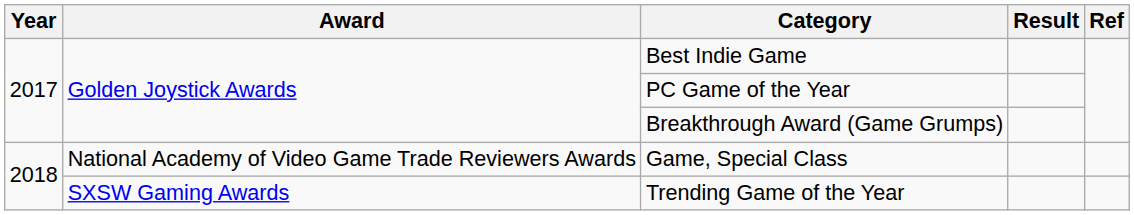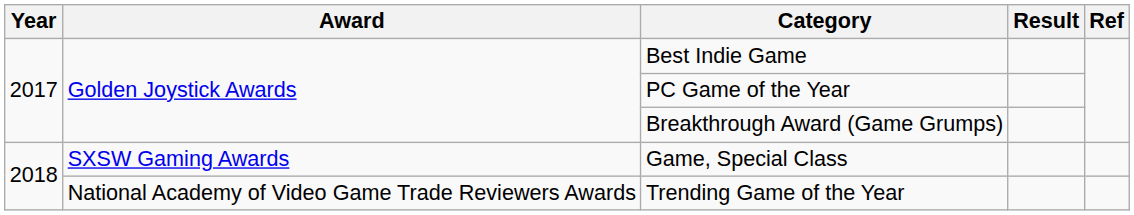(352, 158) National Academy of Video Game Trade Reviewers Awards -> (179, 158) SXSW Gaming Awards
(179, 192) SXSW Gaming Awards -> (352, 192) National Academy of Video Game Trade Reviewers Awards
